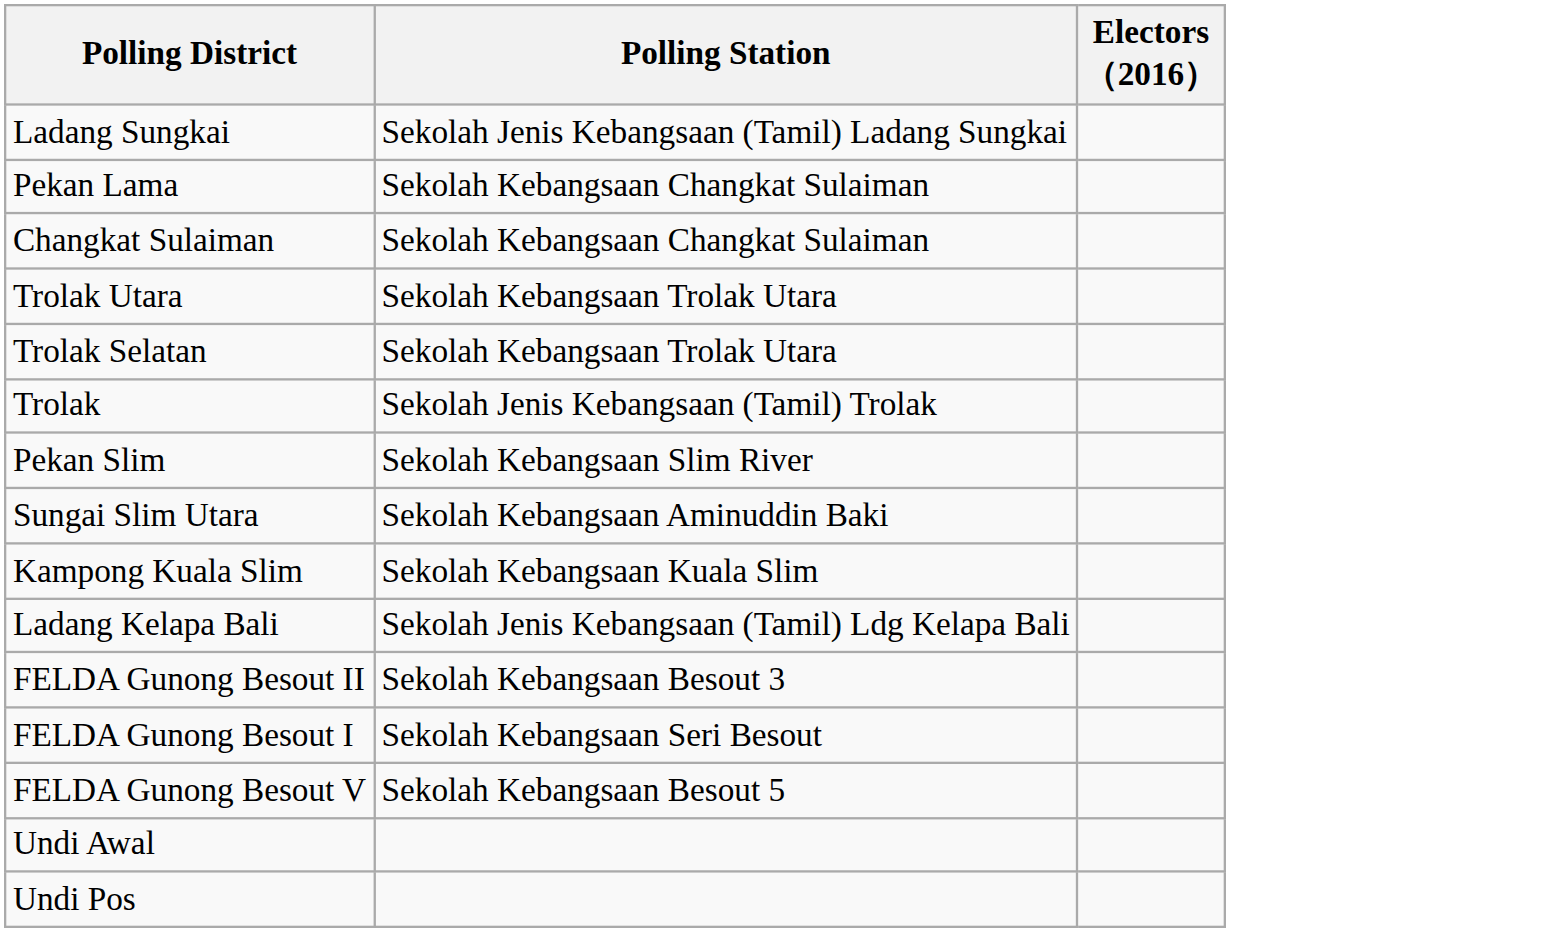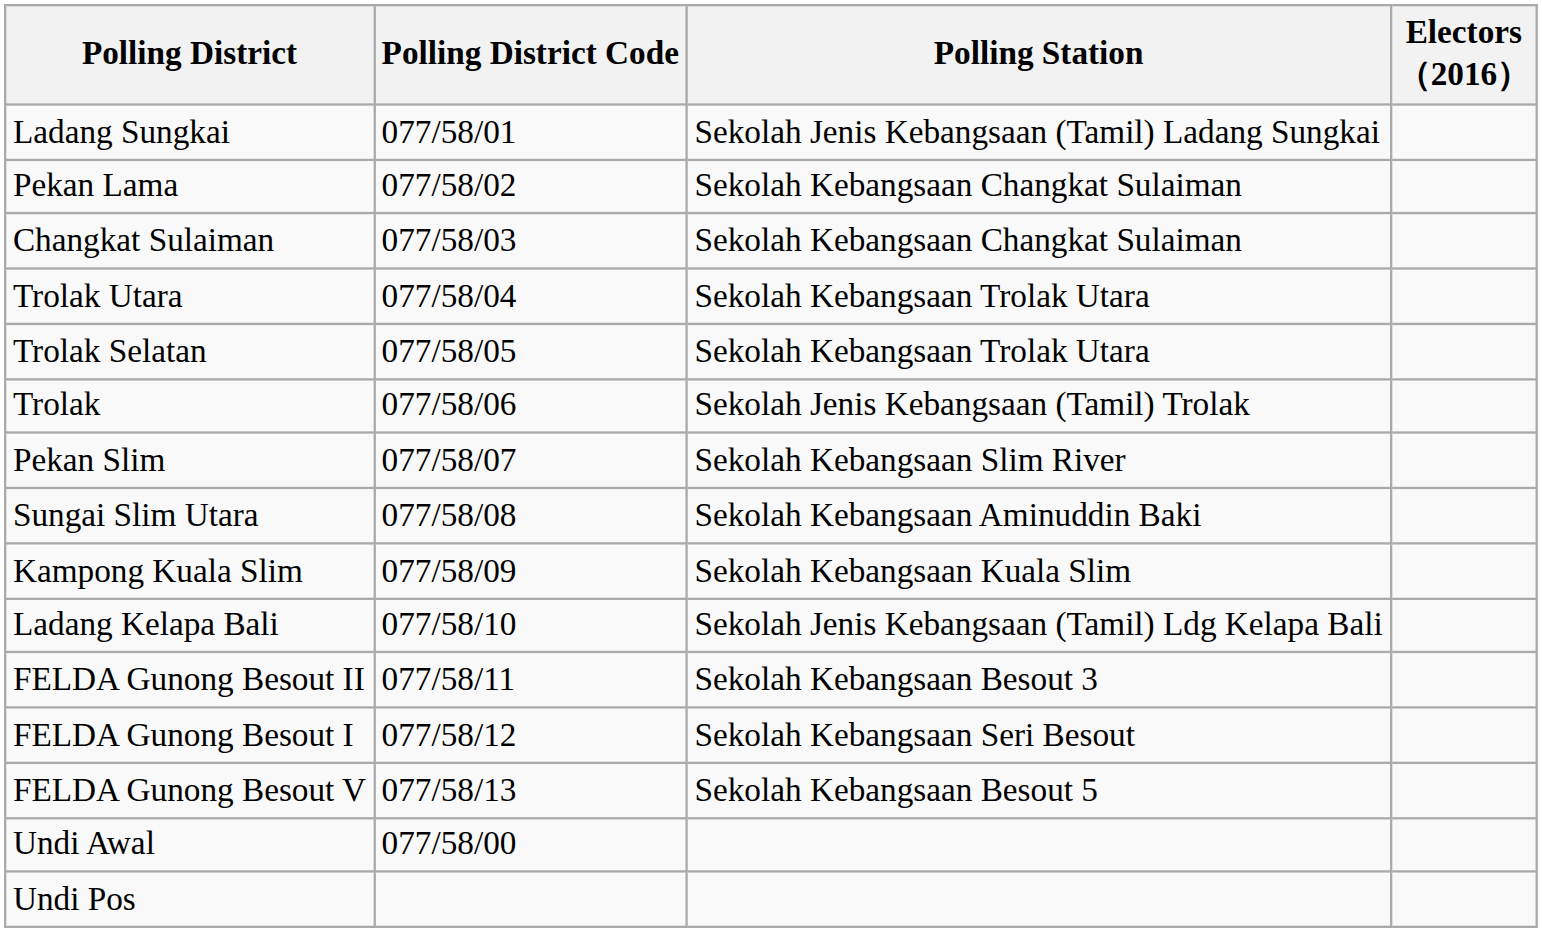+ column: (530, 54)
